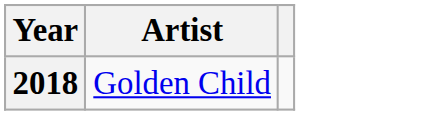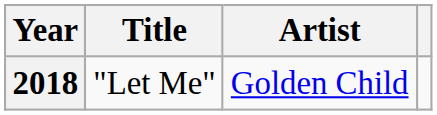+ column: (154, 30)
